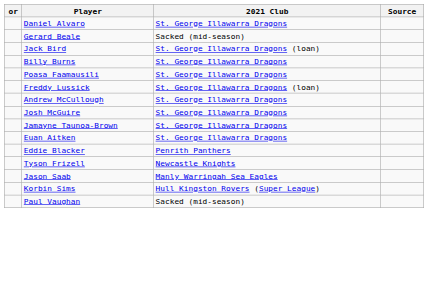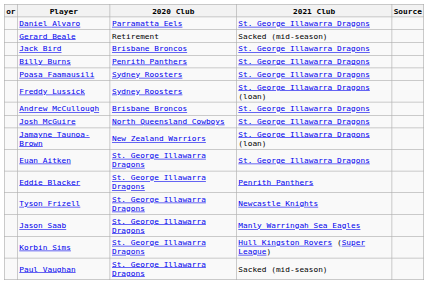+ column: (173, 11)
(238, 49) St. George Illawarra Dragons (loan) -> (304, 49) St. George Illawarra Dragons
(221, 125) St. George Illawarra Dragons -> (304, 139) St. George Illawarra Dragons (loan)
